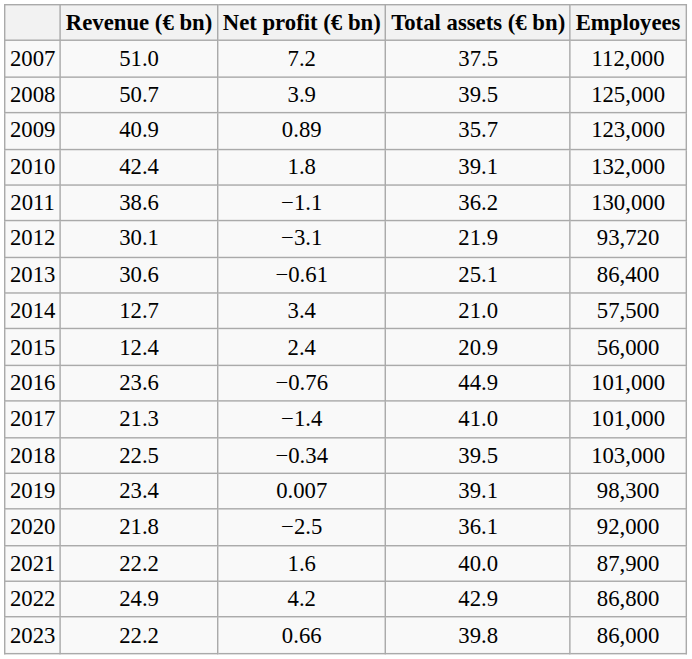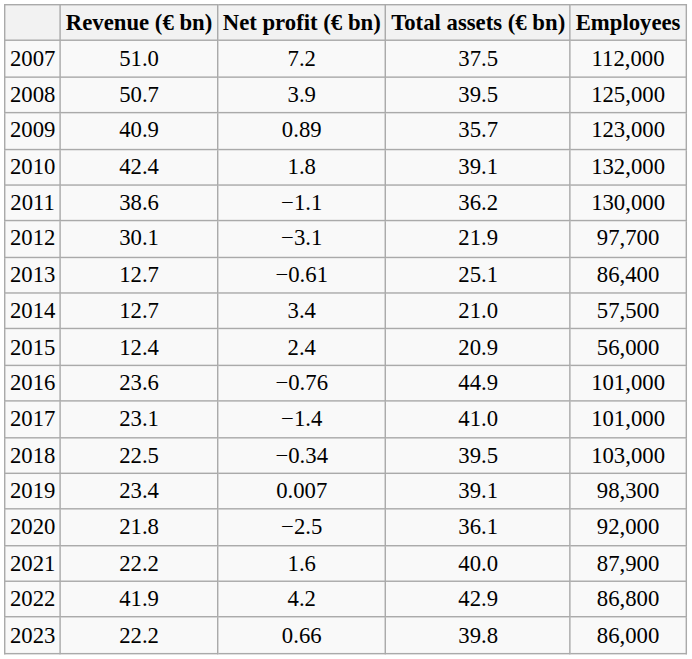(628, 238) 93,720 -> (628, 238) 97,700
(139, 274) 30.6 -> (139, 274) 12.7
(139, 418) 21.3 -> (139, 418) 23.1
(139, 599) 24.9 -> (139, 599) 41.9
